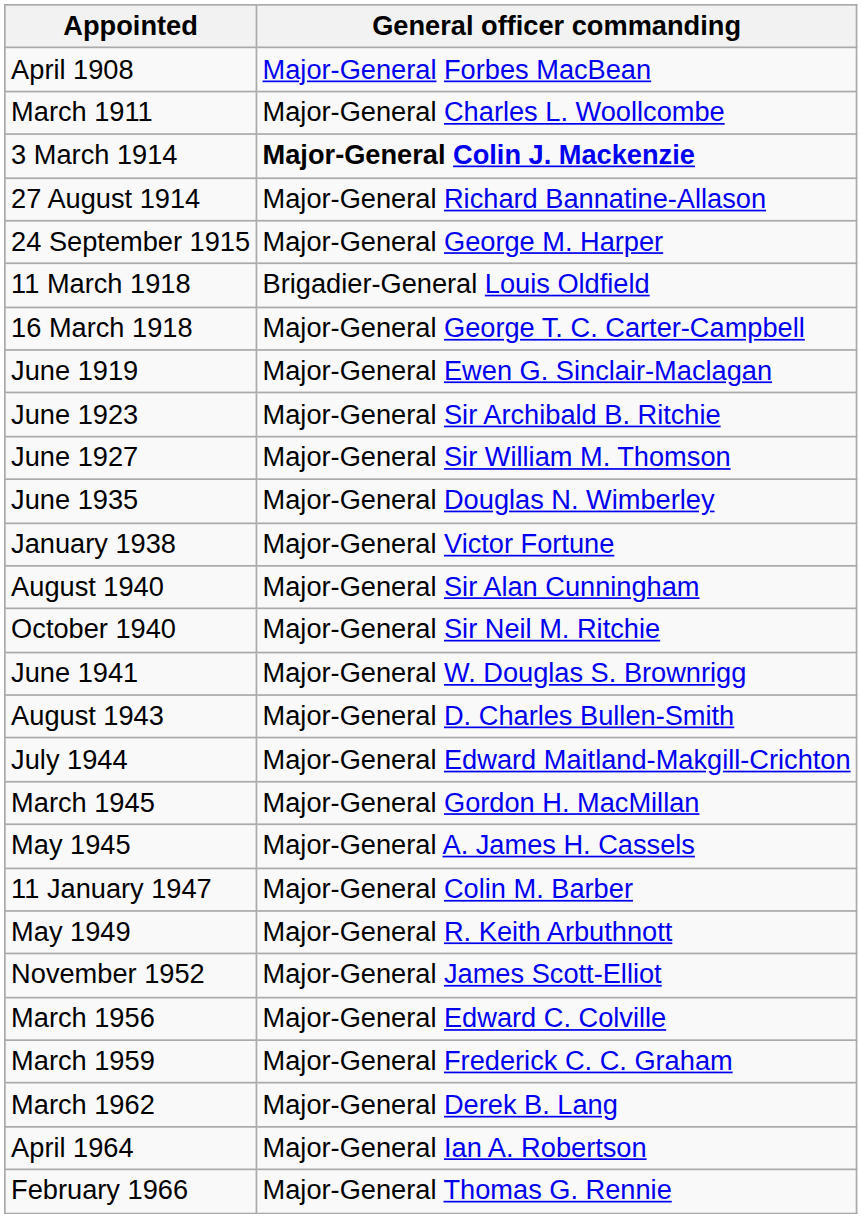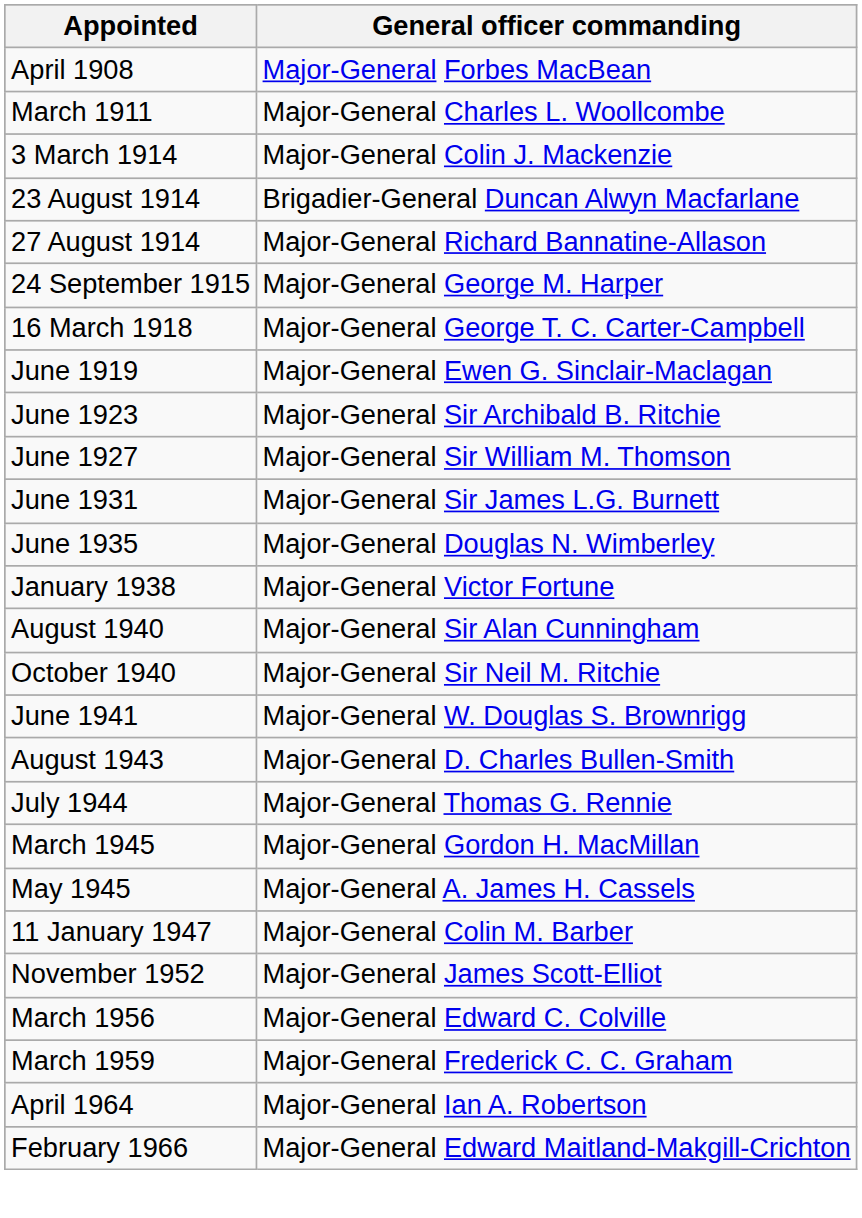(479, 155) bold -> (467, 155) normal
+ row: (106, 198)
- row: (101, 284)
+ row: (75, 500)
(557, 759) Major-General Edward Maitland-Makgill-Crichton -> (467, 802) Major-General Thomas G. Rennie
- row: (71, 931)
- row: (83, 1104)
(467, 1190) Major-General Thomas G. Rennie -> (557, 1147) Major-General Edward Maitland-Makgill-Crichton
